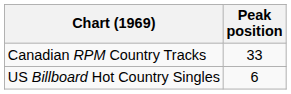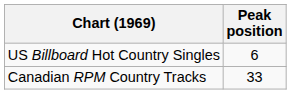rows swapped: (114, 77) <-> (107, 54)
